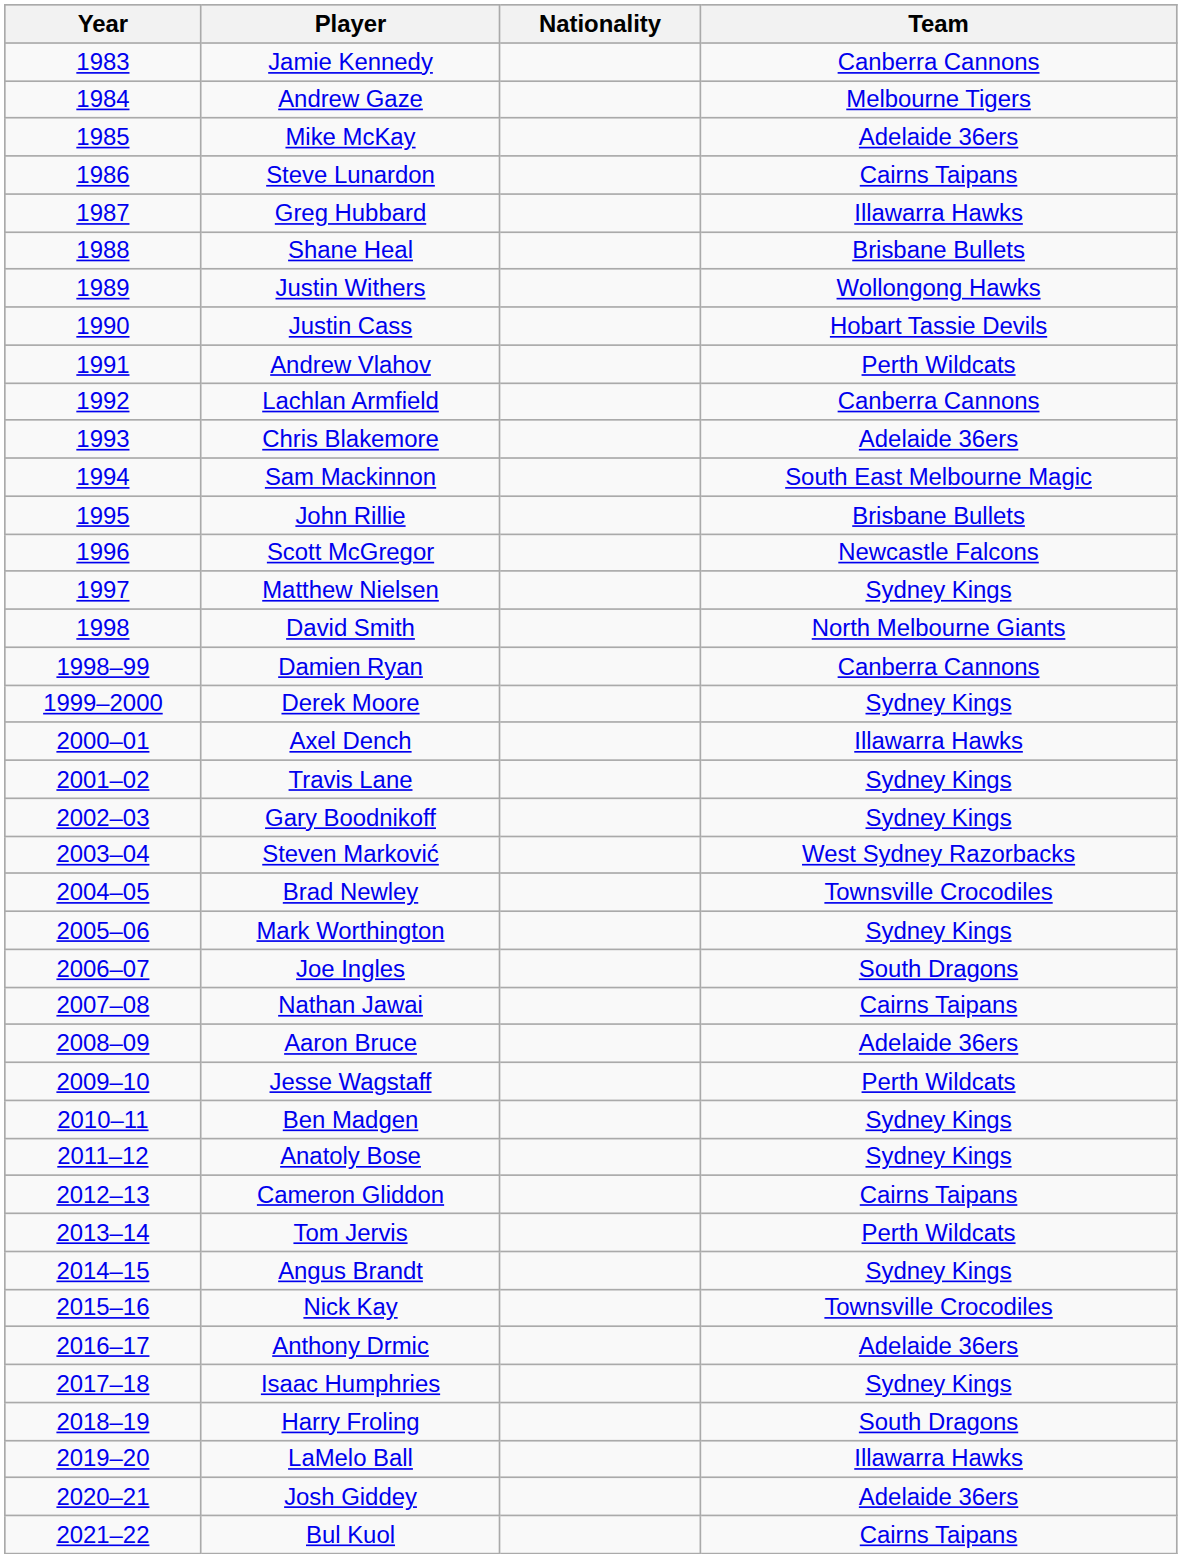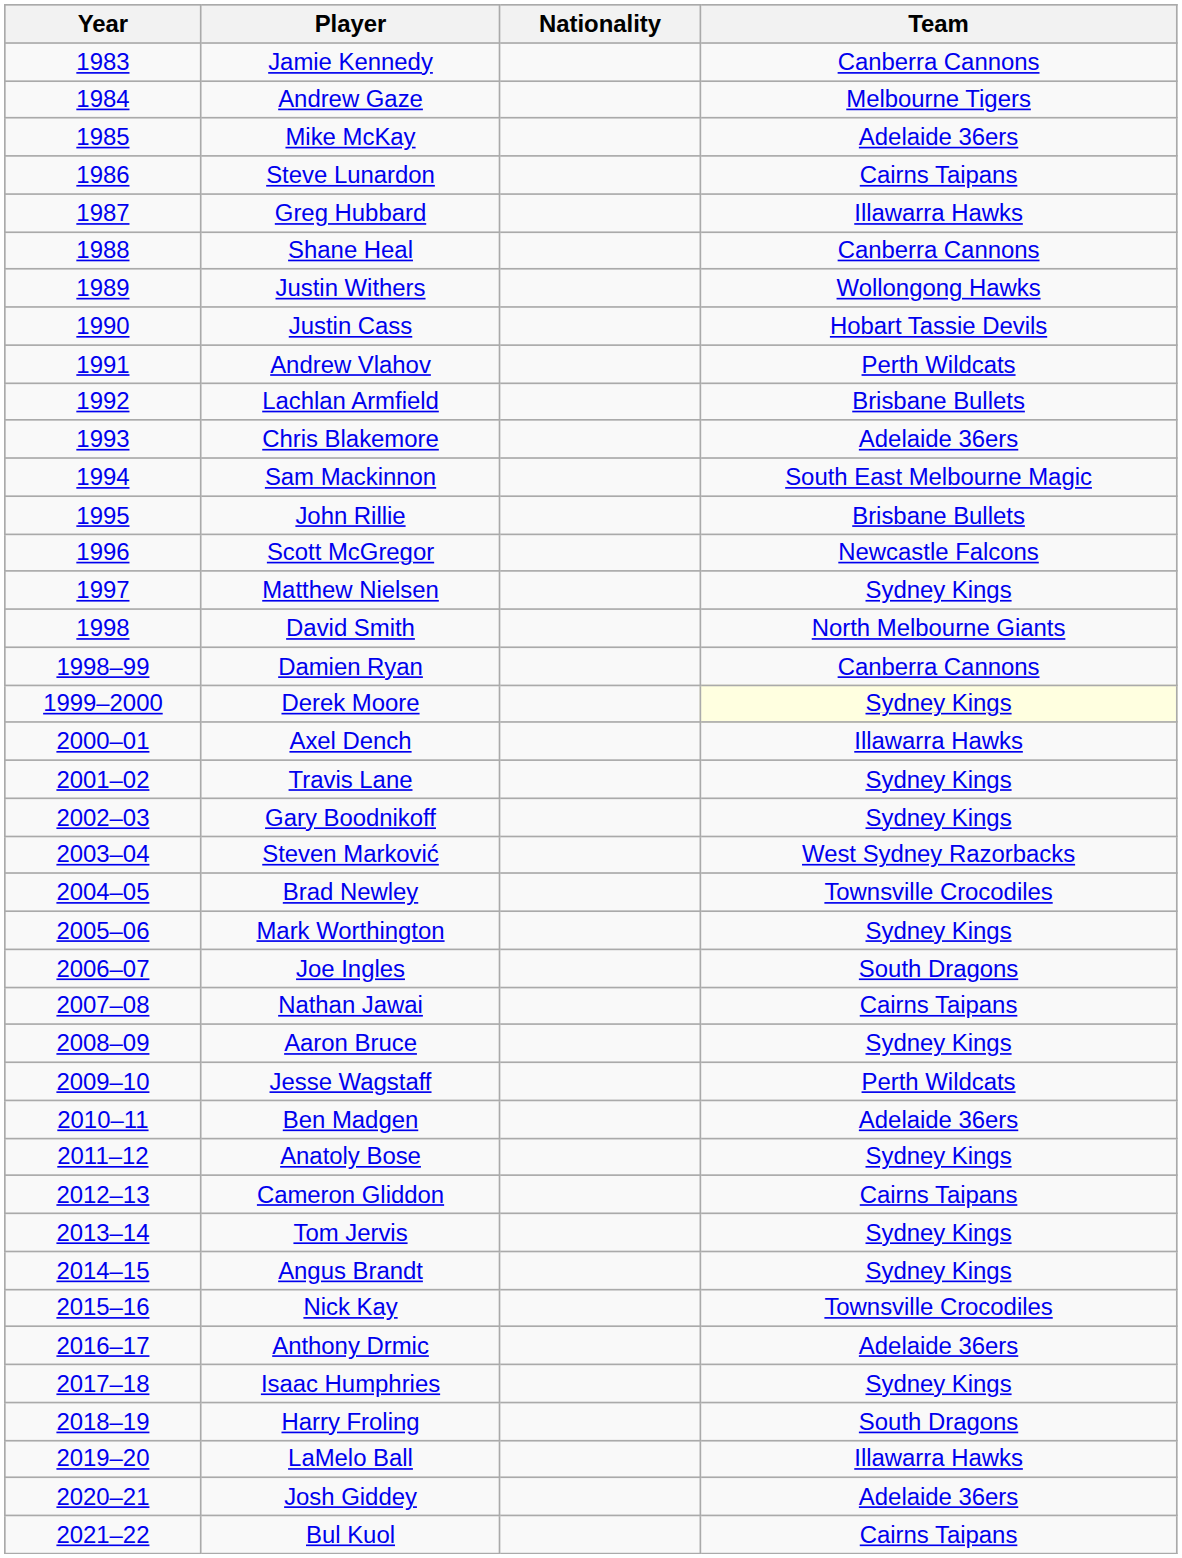(939, 251) Brisbane Bullets -> (939, 251) Canberra Cannons
(939, 402) Canberra Cannons -> (939, 402) Brisbane Bullets
(939, 704) no background -> (939, 704) lightyellow background
(939, 1044) Adelaide 36ers -> (939, 1044) Sydney Kings
(939, 1119) Sydney Kings -> (939, 1119) Adelaide 36ers
(939, 1233) Perth Wildcats -> (939, 1233) Sydney Kings
